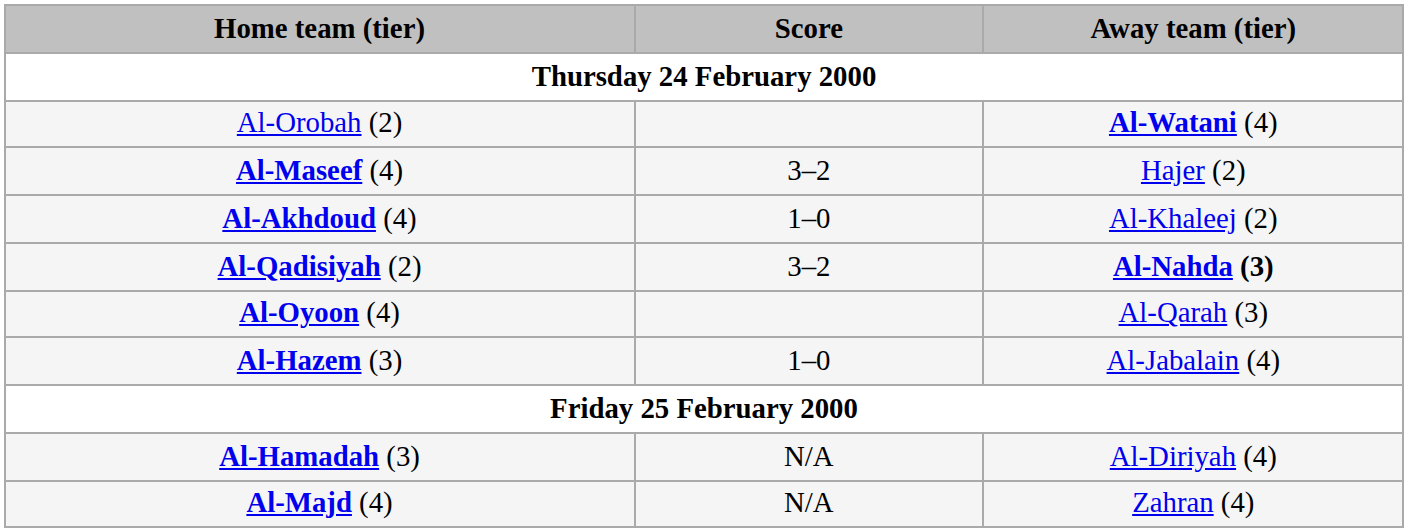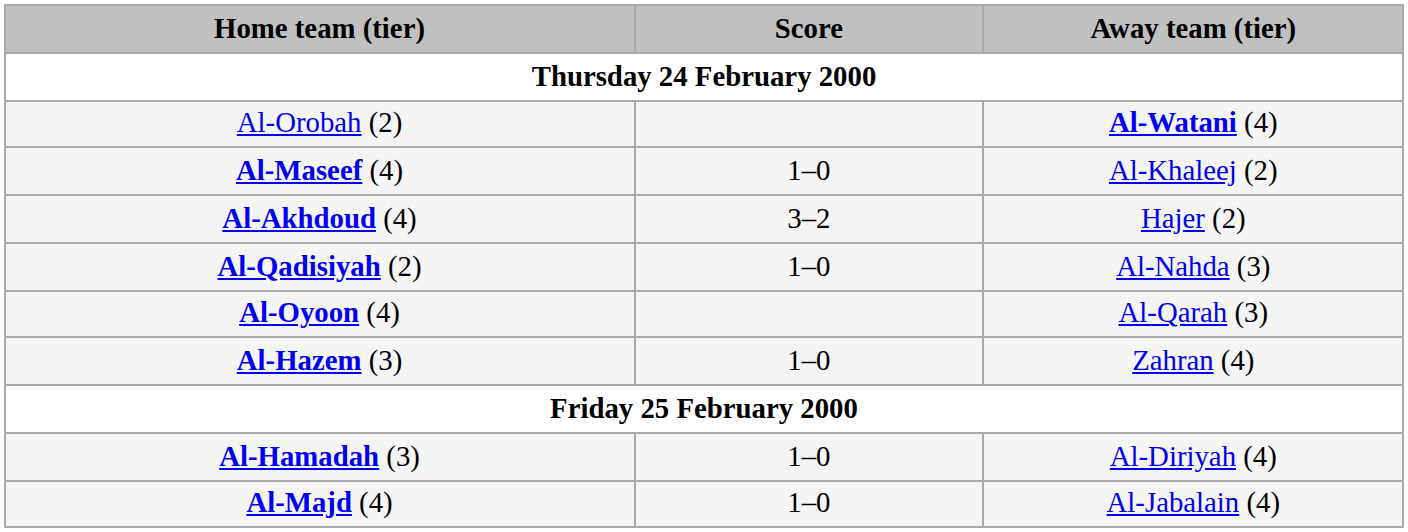(809, 171) 3–2 -> (809, 171) 1–0
(1193, 171) Hajer (2) -> (1193, 171) Al-Khaleej (2)
(809, 218) 1–0 -> (809, 218) 3–2
(1193, 218) Al-Khaleej (2) -> (1193, 218) Hajer (2)
(809, 266) 3–2 -> (809, 266) 1–0
(1193, 266) bold -> (1193, 266) normal
(1193, 361) Al-Jabalain (4) -> (1193, 361) Zahran (4)
(809, 456) N/A -> (809, 456) 1–0
(809, 503) N/A -> (809, 503) 1–0
(1193, 503) Zahran (4) -> (1193, 503) Al-Jabalain (4)
